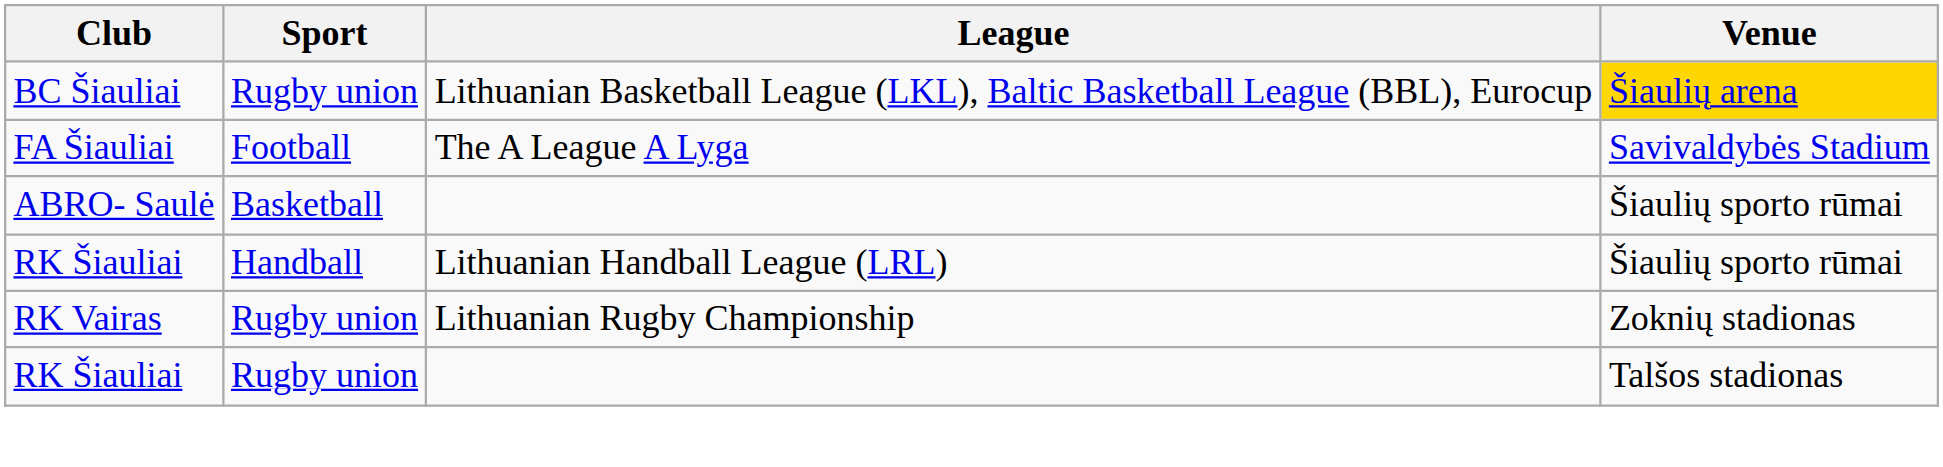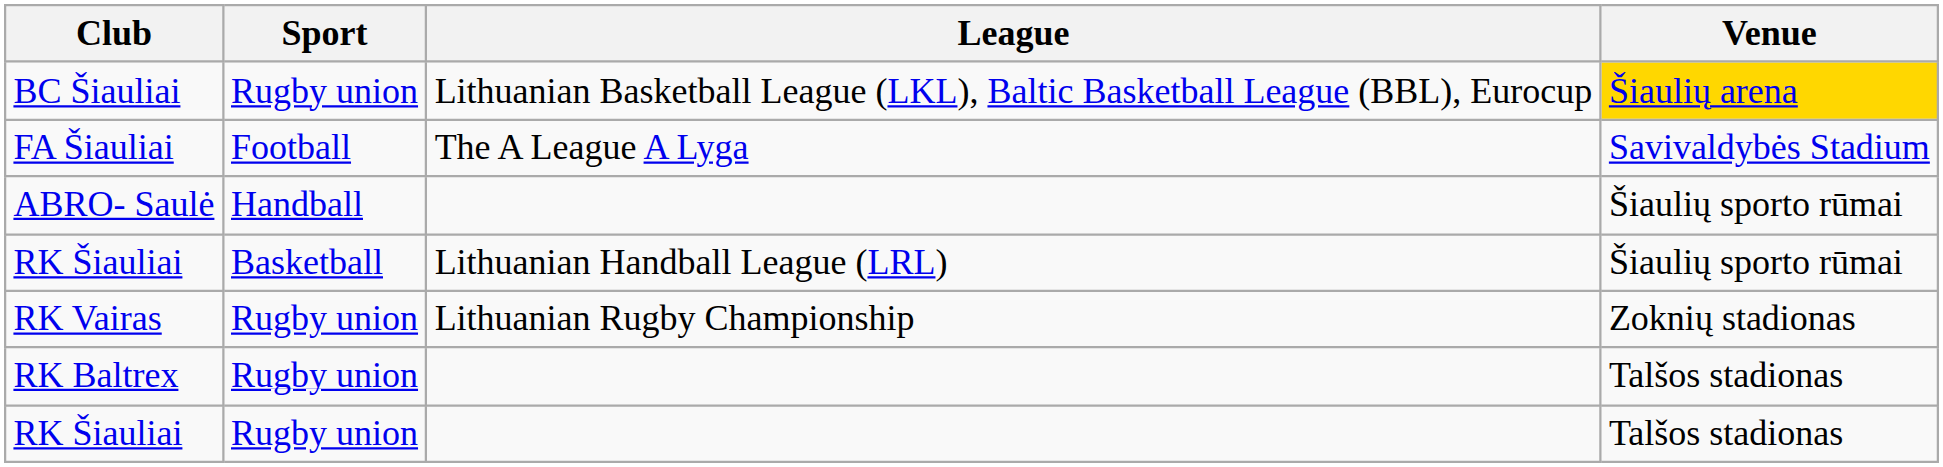(307, 204) Basketball -> (297, 204) Handball
(297, 261) Handball -> (307, 261) Basketball
+ row: (96, 375)
